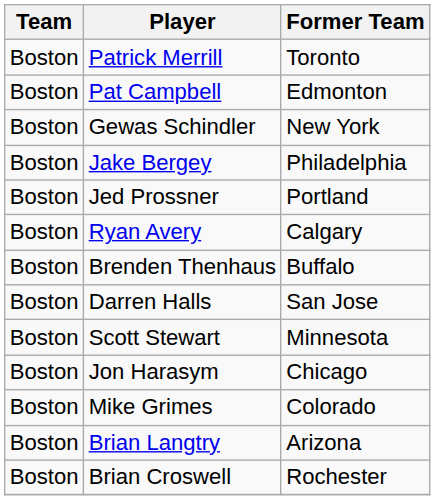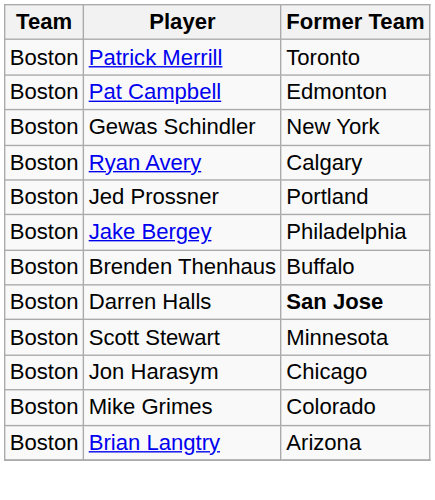rows swapped: (145, 232) <-> (150, 162)
(332, 302) normal -> (335, 302) bold
- row: (160, 477)
